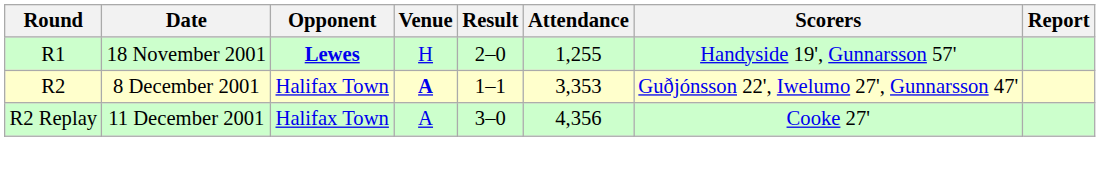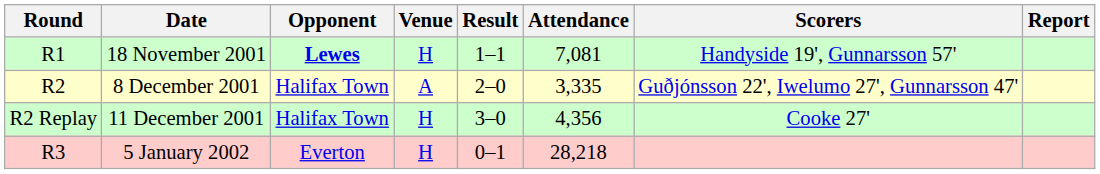(490, 53) 2–0 -> (490, 53) 1–1
(578, 53) 1,255 -> (578, 53) 7,081
(426, 86) bold -> (426, 86) normal
(490, 86) 1–1 -> (490, 86) 2–0
(578, 86) 3,353 -> (578, 86) 3,335
(426, 119) A -> (426, 119) H
+ row: (186, 151)
